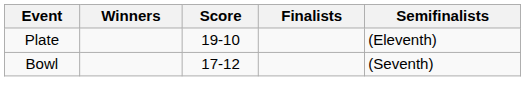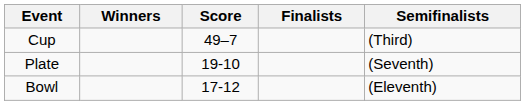+ row: (42, 40)
(403, 40) (Eleventh) -> (401, 64) (Seventh)
(401, 64) (Seventh) -> (403, 87) (Eleventh)
